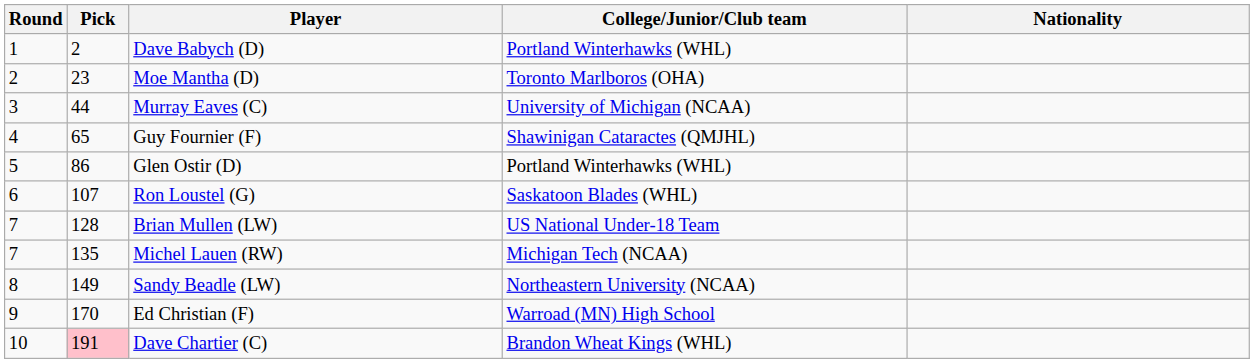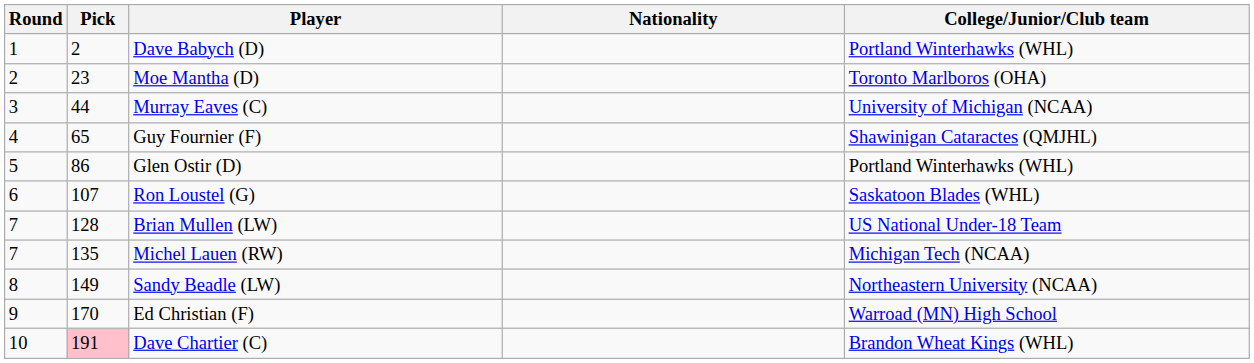columns swapped: (1078, 19) <-> (704, 19)
